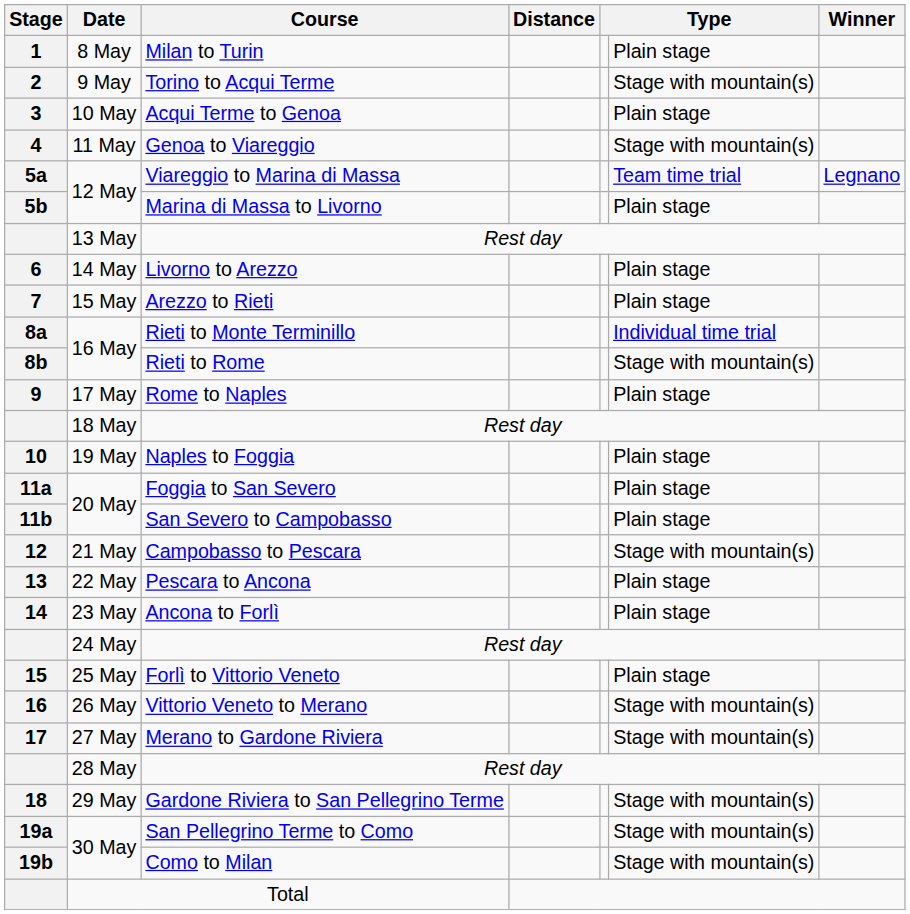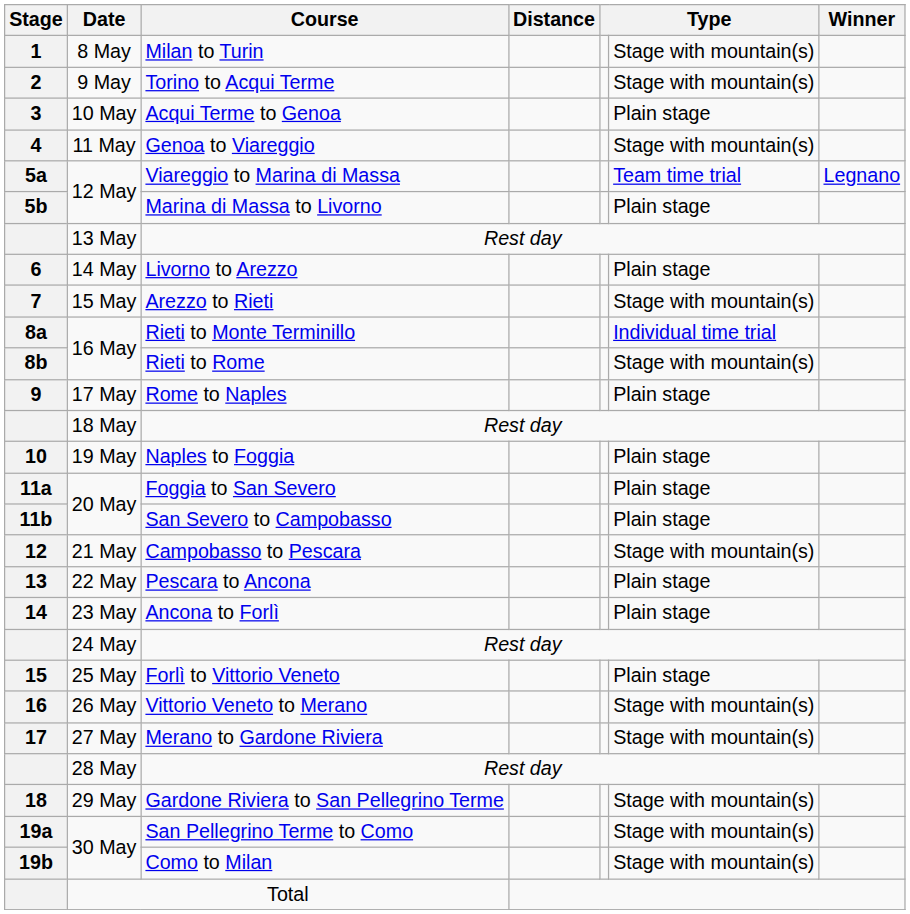(662, 51) Plain stage -> (714, 51) Stage with mountain(s)
(662, 301) Plain stage -> (714, 301) Stage with mountain(s)
